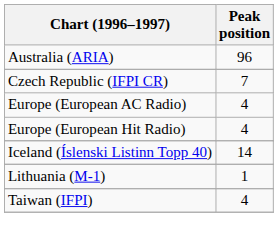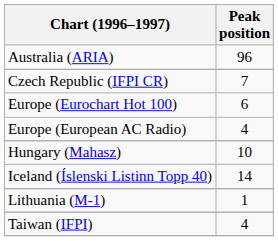+ row: (93, 104)
- row: (97, 128)
+ row: (65, 152)
